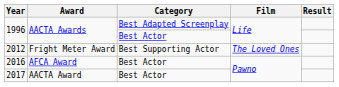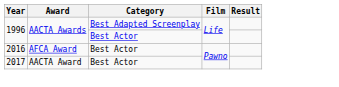- row: (16, 50)
